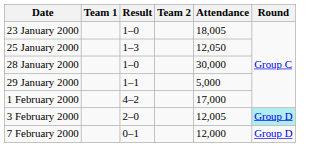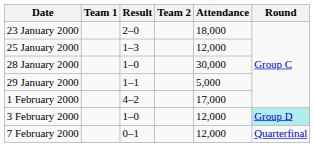(131, 30) 1–0 -> (131, 30) 2–0
(211, 30) 18,005 -> (211, 30) 18,000
(211, 47) 12,050 -> (211, 47) 12,000
(131, 116) 2–0 -> (131, 116) 1–0
(211, 116) 12,005 -> (211, 116) 12,000
(273, 133) Group D -> (281, 133) Quarterfinal
